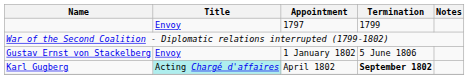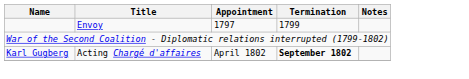- row: (79, 53)
(217, 67) paleturquoise background -> (139, 53) no background
